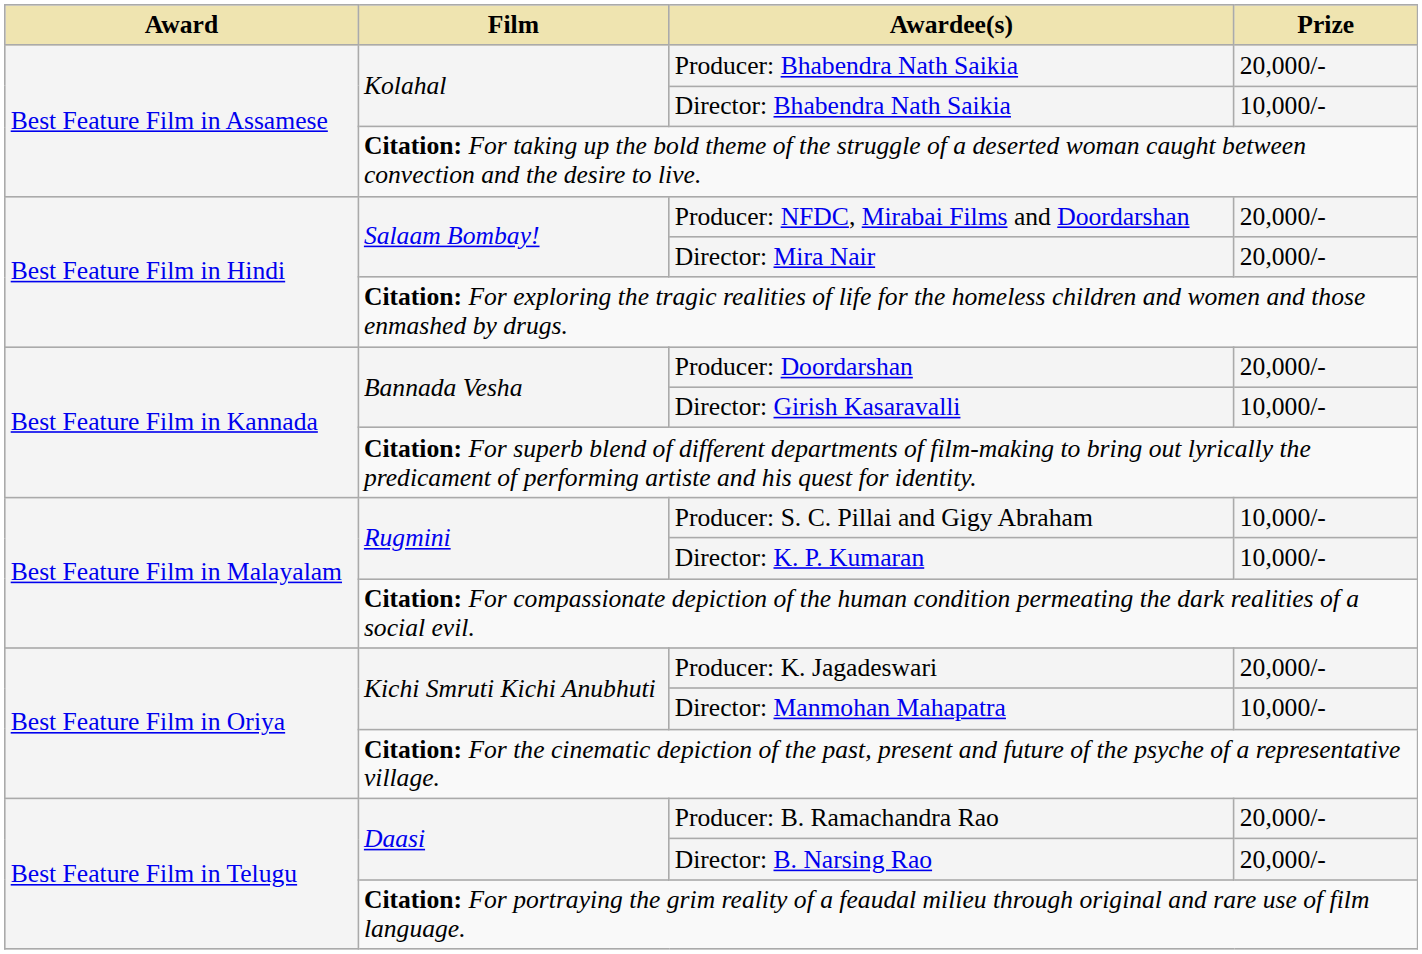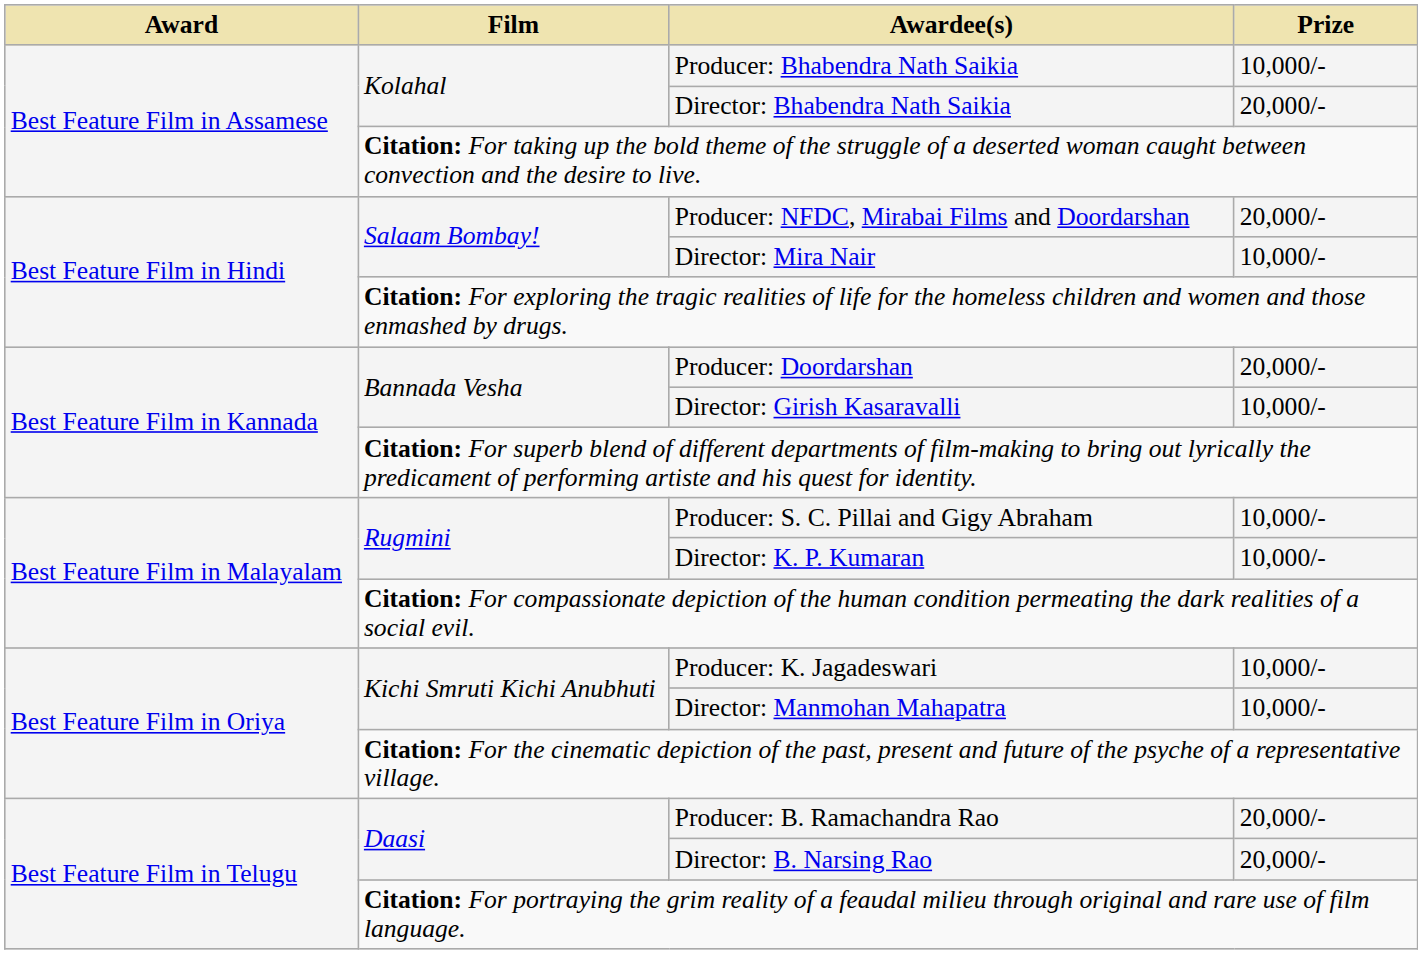(1283, 65) 20,000/- -> (1283, 65) 10,000/-
(1283, 106) 10,000/- -> (1283, 106) 20,000/-
(1283, 256) 20,000/- -> (1283, 256) 10,000/-
(1283, 667) 20,000/- -> (1283, 667) 10,000/-
